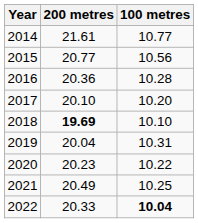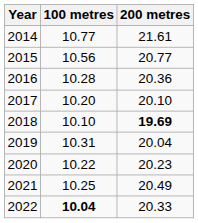columns swapped: (155, 15) <-> (79, 15)
